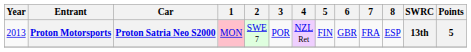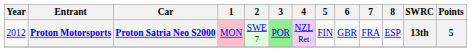(16, 33) 2013 -> (16, 33) 2012
(281, 33) no background -> (281, 33) lightgreen background
